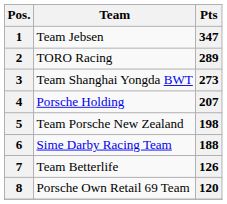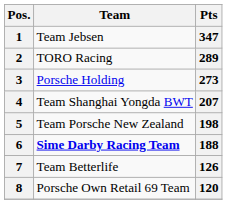(115, 80) Team Shanghai Yongda BWT -> (80, 80) Porsche Holding
(80, 102) Porsche Holding -> (115, 102) Team Shanghai Yongda BWT
(104, 145) normal -> (108, 145) bold
